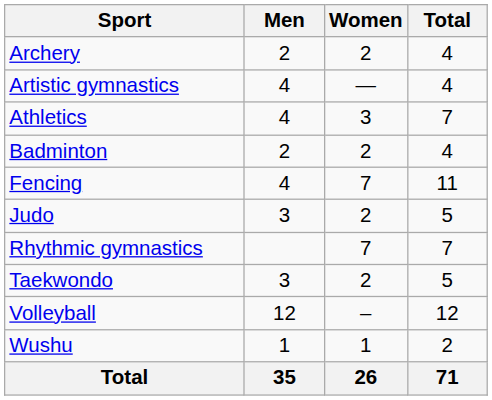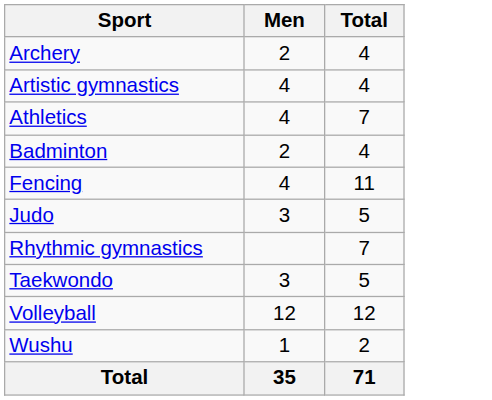- column: (366, 20)
